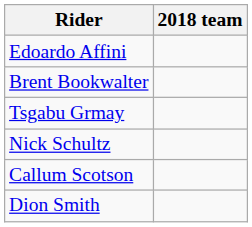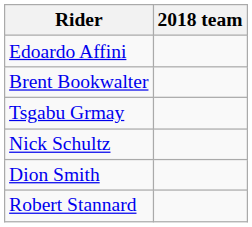- row: (71, 174)
+ row: (73, 205)
